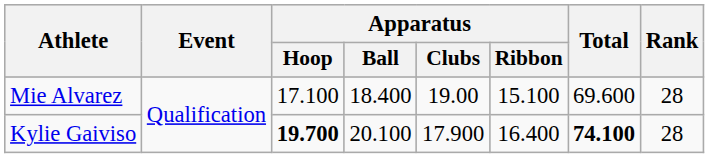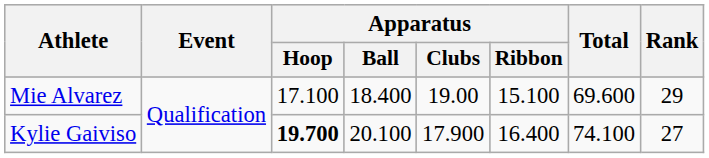(672, 96) 28 -> (672, 96) 29
(604, 133) bold -> (604, 133) normal
(672, 133) 28 -> (672, 133) 27
